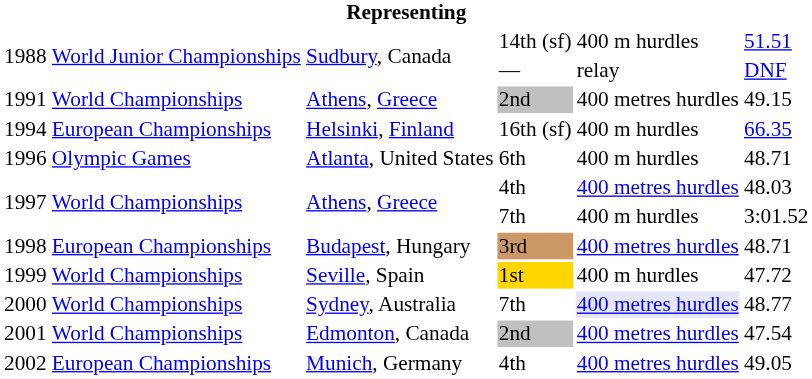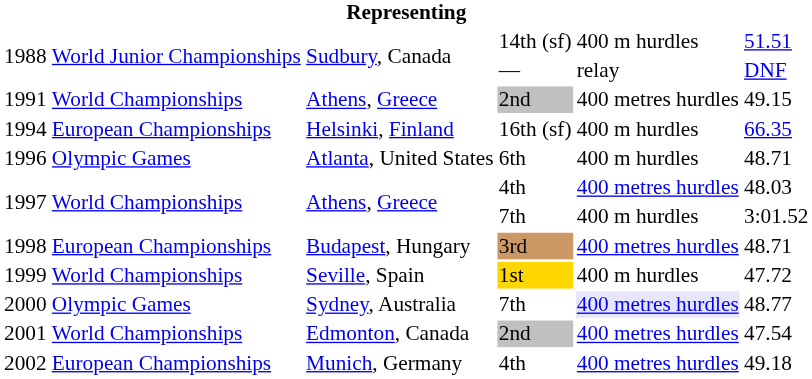(147, 304) World Championships -> (121, 304) Olympic Games
(768, 362) 49.05 -> (768, 362) 49.18
